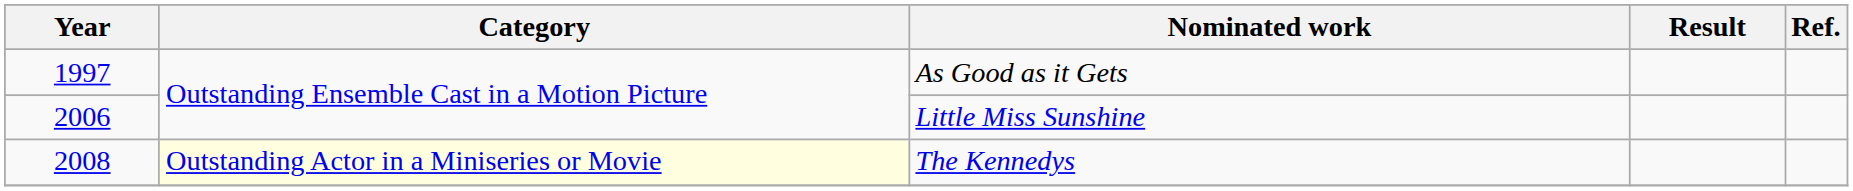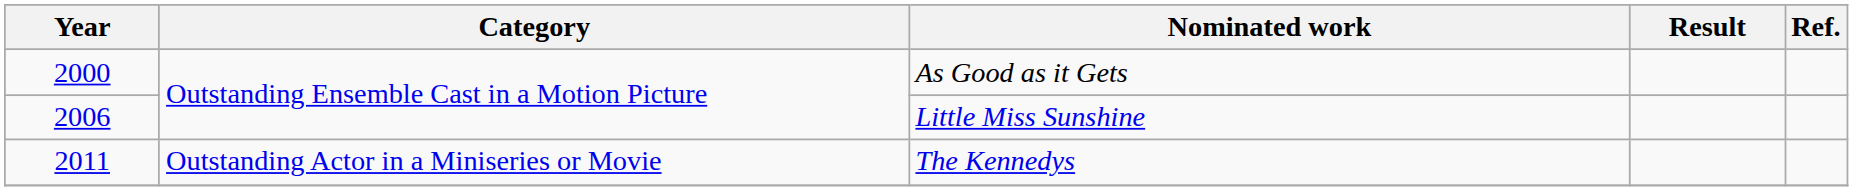(82, 71) 1997 -> (82, 71) 2000
(82, 161) 2008 -> (82, 161) 2011
(414, 161) lightyellow background -> (414, 161) no background
